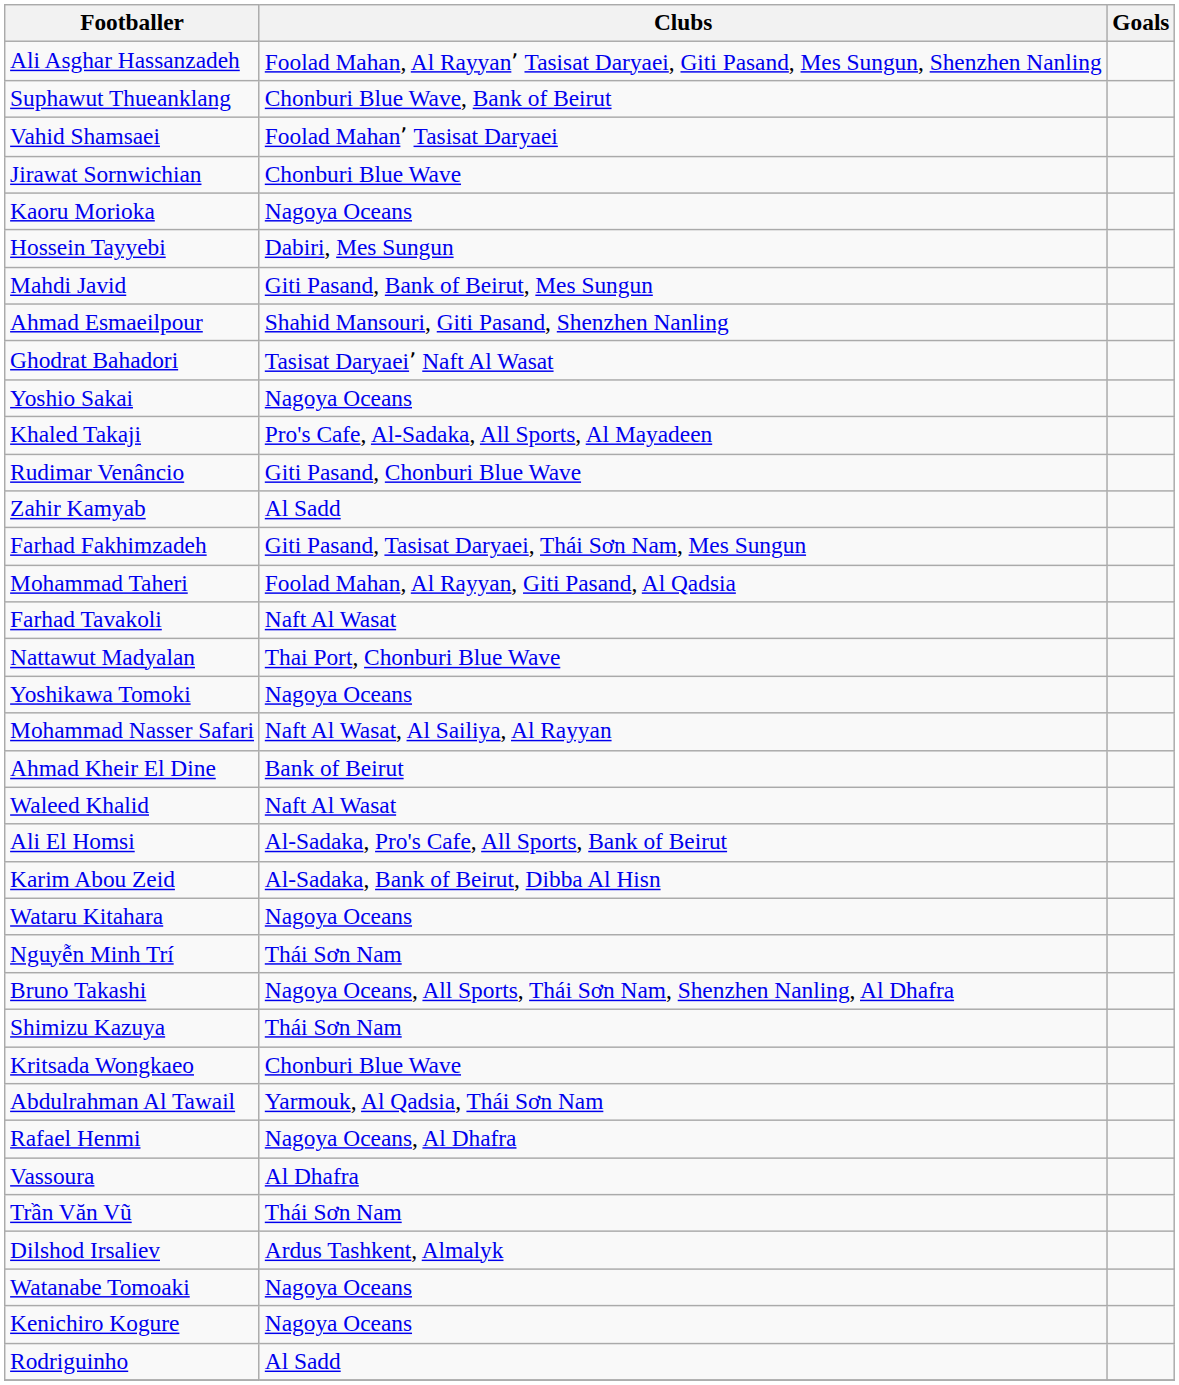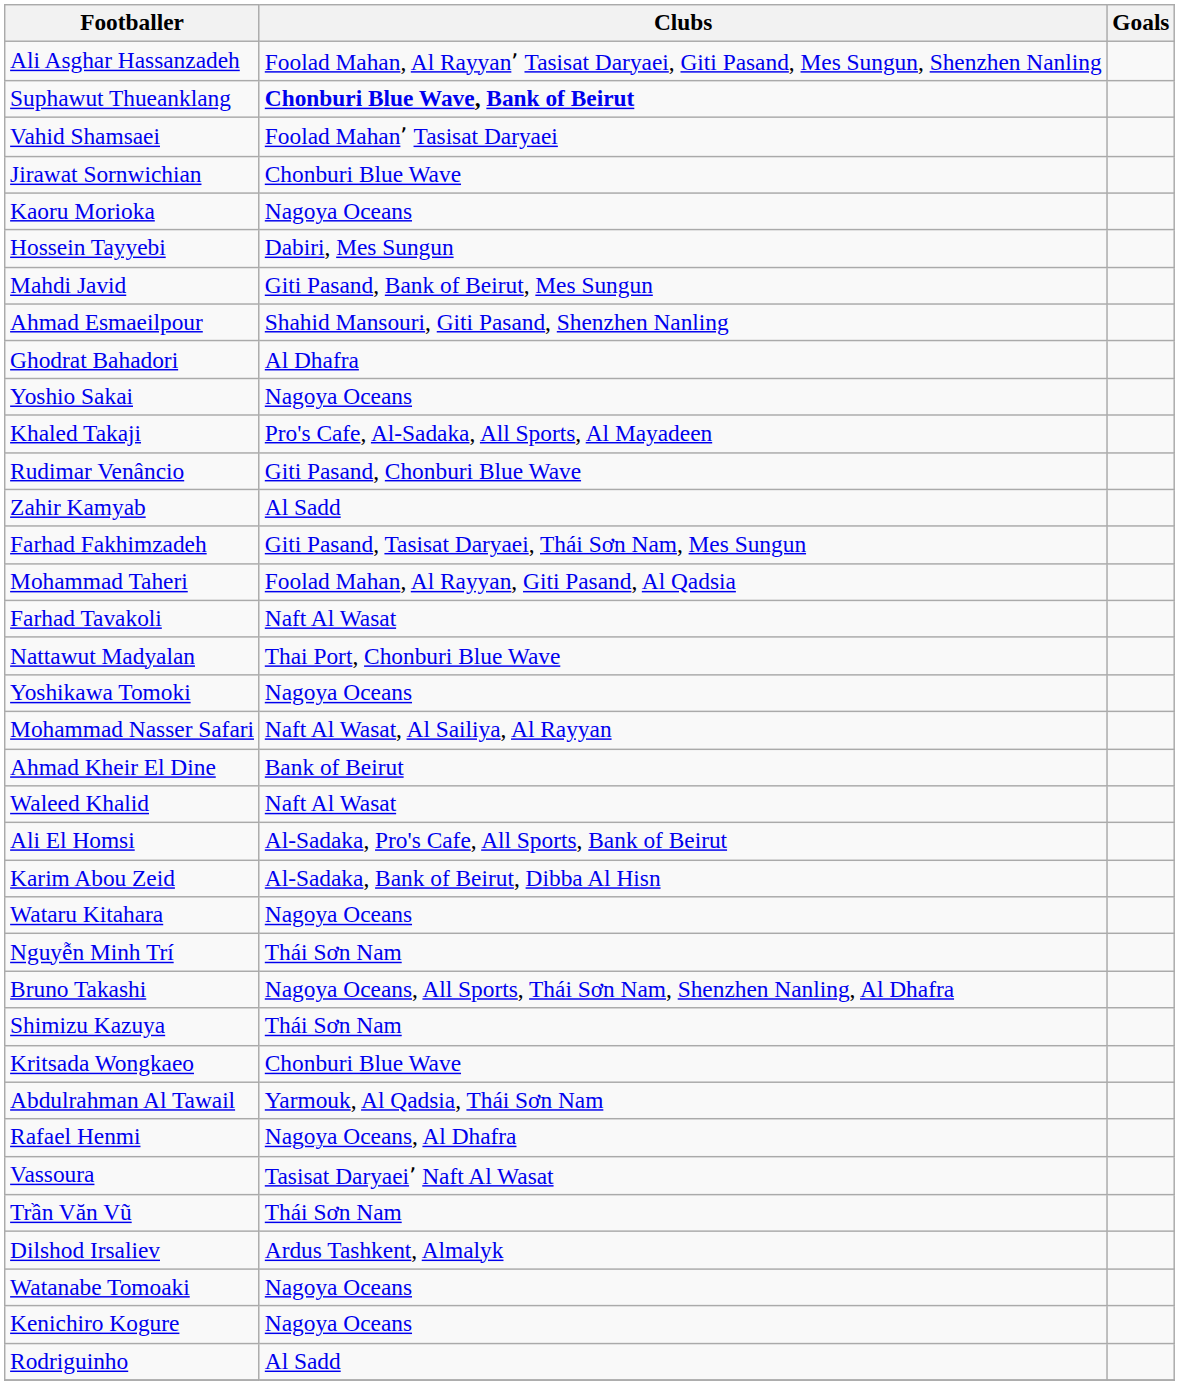(438, 98) normal -> (450, 98) bold
(409, 360) Tasisat Daryaei٬ Naft Al Wasat -> (312, 359) Al Dhafra
(312, 1175) Al Dhafra -> (409, 1175) Tasisat Daryaei٬ Naft Al Wasat
